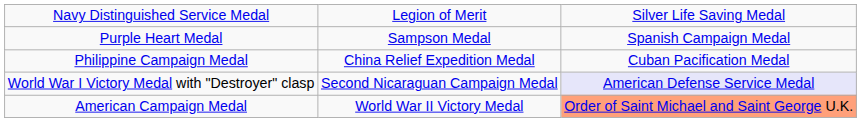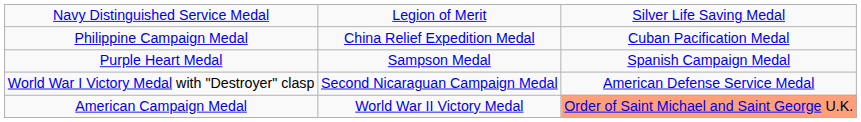rows swapped: (161, 38) <-> (161, 60)
(709, 83) lavender background -> (709, 83) no background
